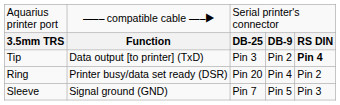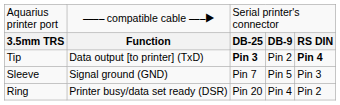(245, 58) normal -> (245, 58) bold
rows swapped: (18, 74) <-> (23, 91)
